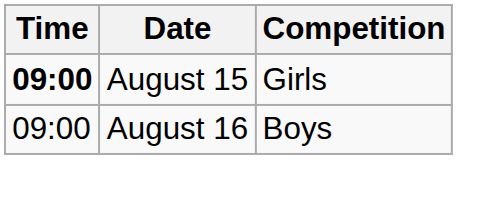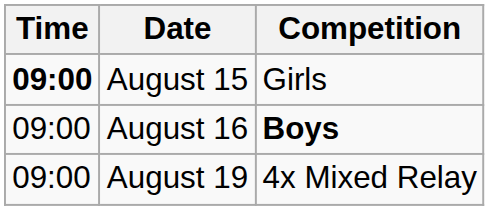(297, 128) normal -> (301, 128) bold
+ row: (177, 178)
